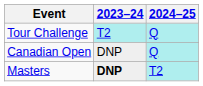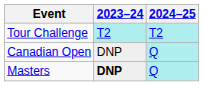(154, 33) Q -> (156, 33) T2
(156, 71) T2 -> (154, 71) Q
